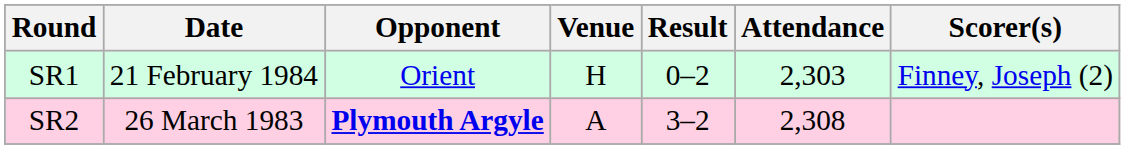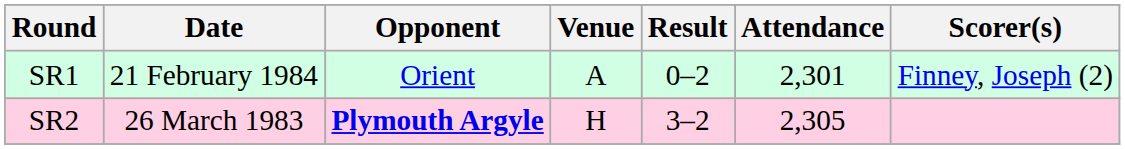(596, 74) H -> (596, 74) A
(813, 74) 2,303 -> (813, 74) 2,301
(596, 120) A -> (596, 120) H
(813, 120) 2,308 -> (813, 120) 2,305
